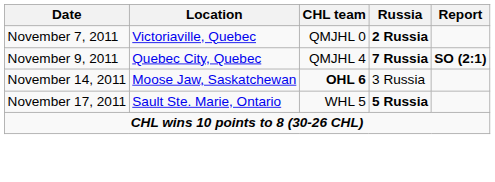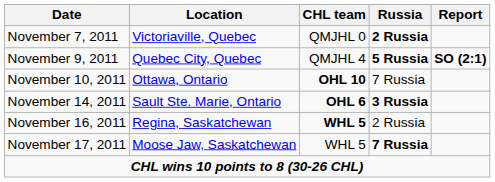(400, 58) 7 Russia -> (400, 58) 5 Russia
+ row: (67, 79)
(214, 79) Moose Jaw, Saskatchewan -> (207, 101) Sault Ste. Marie, Ontario
(399, 79) normal -> (400, 101) bold
+ row: (67, 123)
(207, 101) Sault Ste. Marie, Ontario -> (214, 144) Moose Jaw, Saskatchewan
(400, 101) 5 Russia -> (400, 144) 7 Russia
